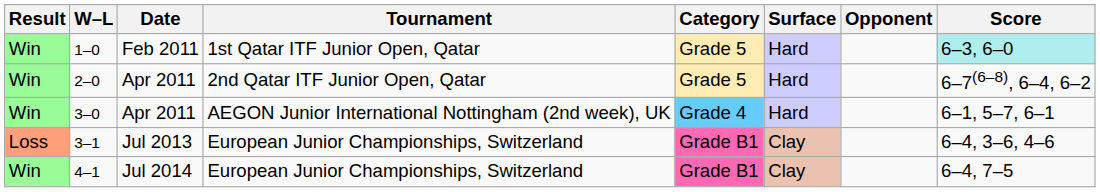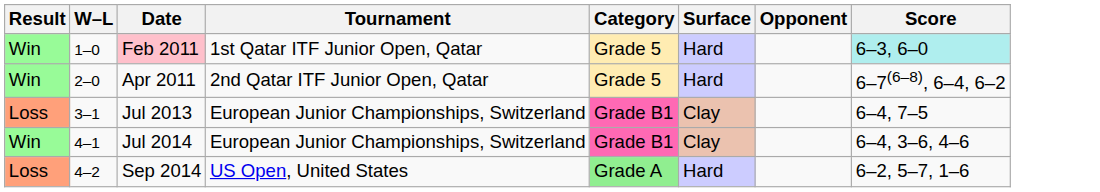(160, 48) no background -> (160, 48) pink background
- row: (87, 113)
(998, 141) 6–4, 3–6, 4–6 -> (892, 112) 6–4, 7–5
(977, 171) 6–4, 7–5 -> (913, 141) 6–4, 3–6, 4–6
+ row: (87, 172)
